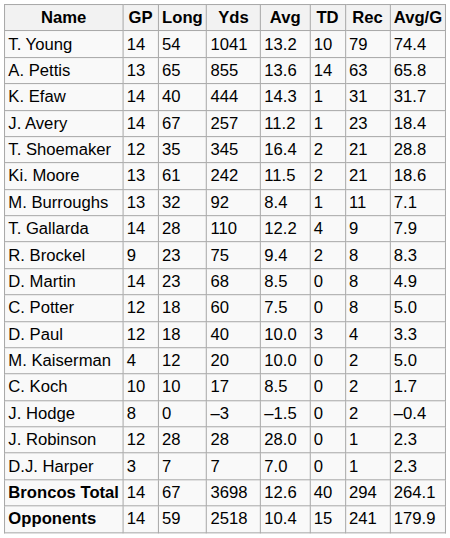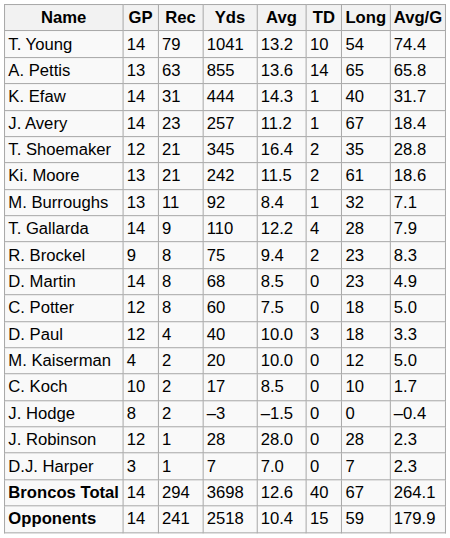columns swapped: (368, 17) <-> (182, 17)
